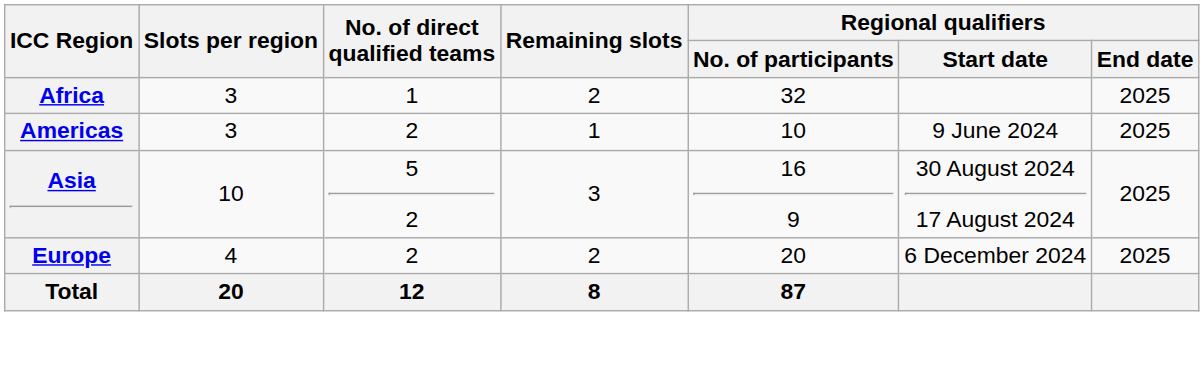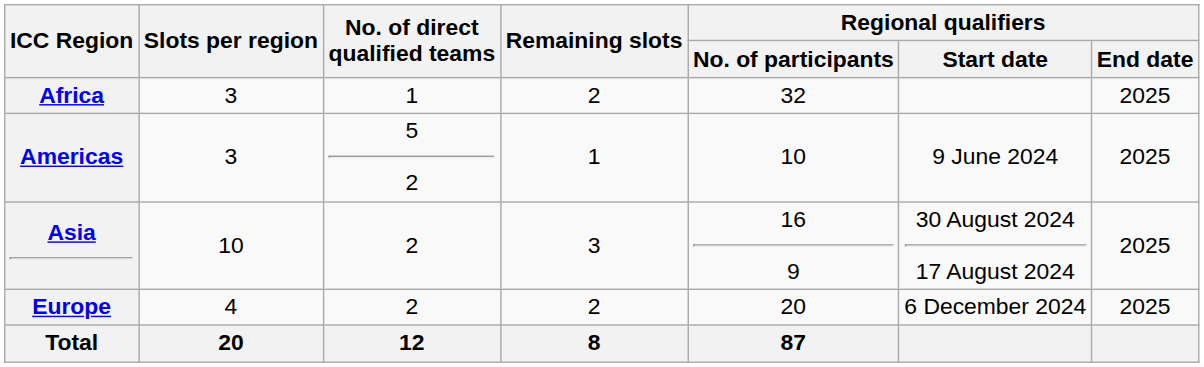(412, 131) 2 -> (412, 157) 5 2
(412, 193) 5 2 -> (412, 245) 2
